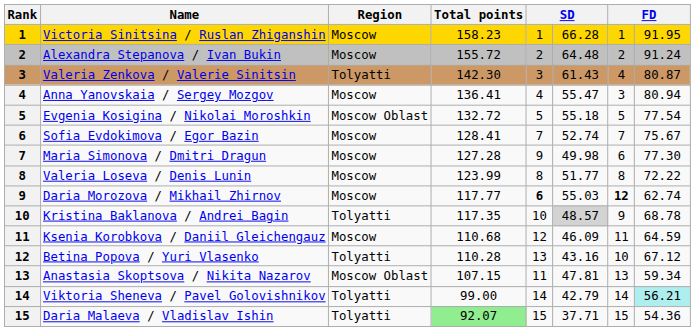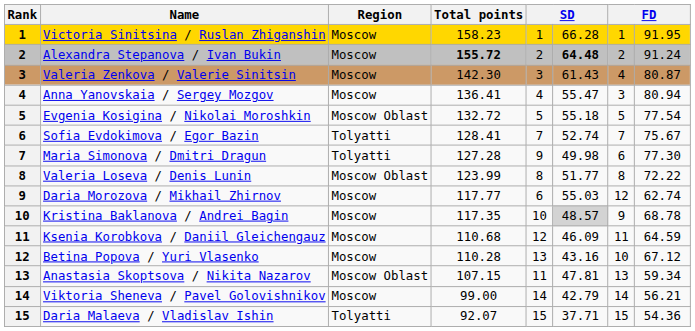(479, 55) normal -> (479, 55) bold
(580, 55) normal -> (580, 55) bold
(361, 75) Tolyatti -> (354, 75) Moscow
(354, 135) Moscow -> (361, 135) Tolyatti
(354, 155) Moscow -> (361, 155) Tolyatti
(354, 176) Moscow -> (380, 176) Moscow Oblast
(539, 196) bold -> (539, 196) normal
(621, 196) bold -> (621, 196) normal
(361, 216) Tolyatti -> (354, 216) Moscow
(361, 256) Tolyatti -> (354, 256) Moscow
(361, 296) Tolyatti -> (354, 296) Moscow
(662, 296) paleturquoise background -> (662, 296) no background
(479, 316) lightgreen background -> (479, 316) no background
